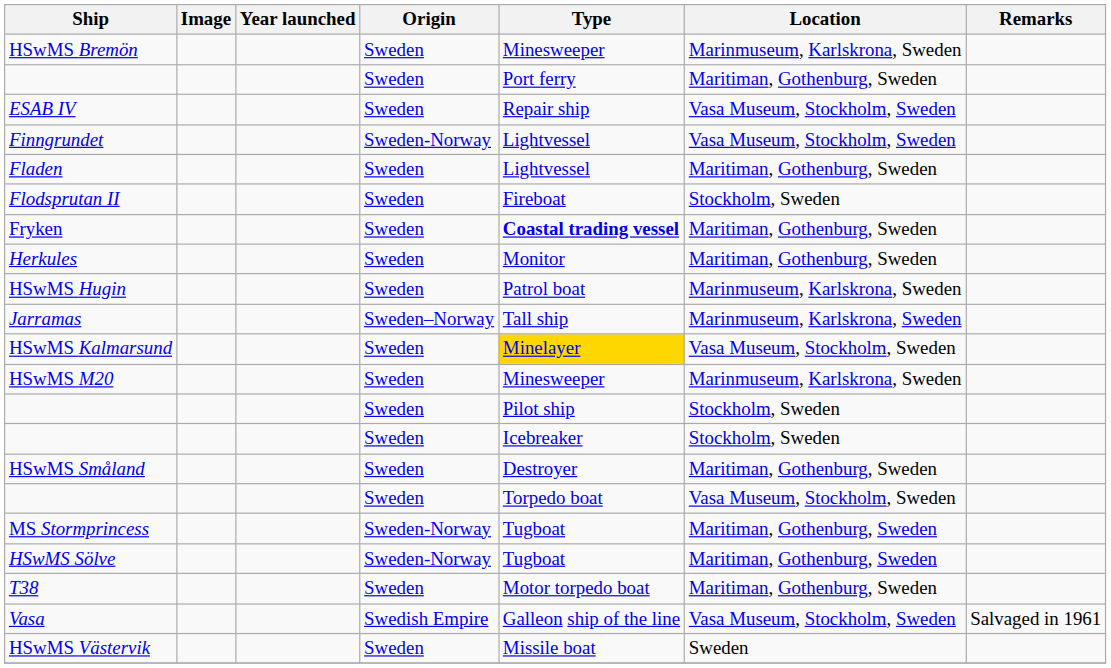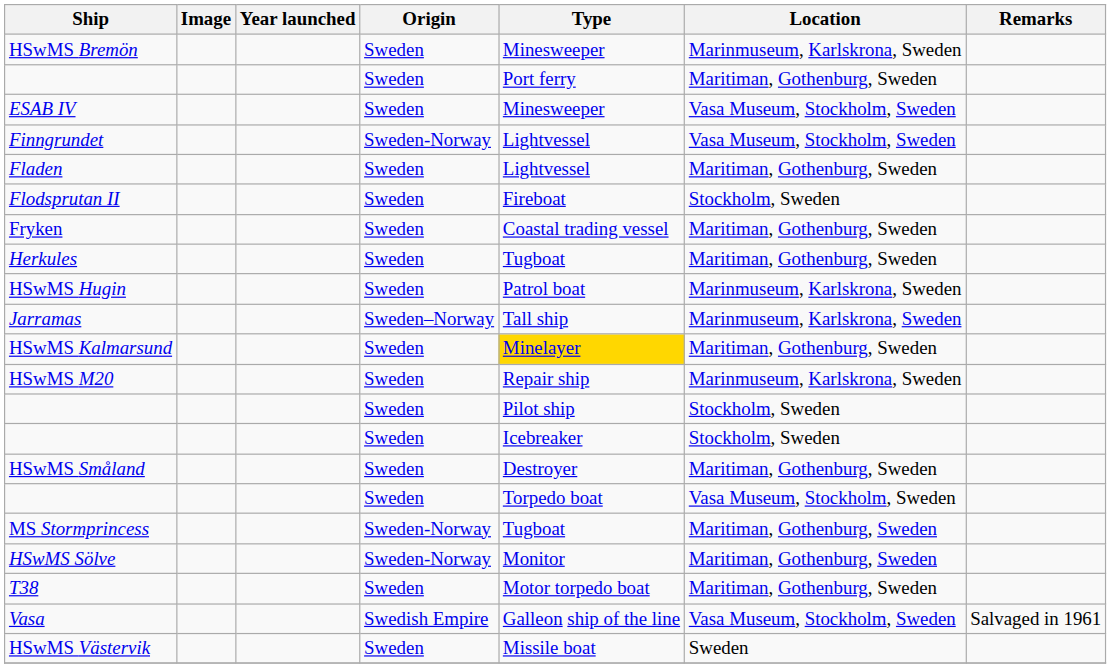(546, 109) Repair ship -> (554, 109) Minesweeper
(591, 229) bold -> (586, 229) normal
(534, 259) Monitor -> (534, 259) Tugboat
(822, 348) Vasa Museum, Stockholm, Sweden -> (813, 348) Maritiman, Gothenburg, Sweden
(554, 378) Minesweeper -> (546, 378) Repair ship
(534, 558) Tugboat -> (534, 558) Monitor
